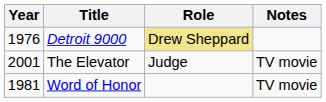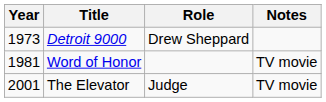(24, 39) 1976 -> (24, 39) 1973
(199, 39) khaki background -> (199, 39) no background
rows swapped: (94, 85) <-> (88, 62)
